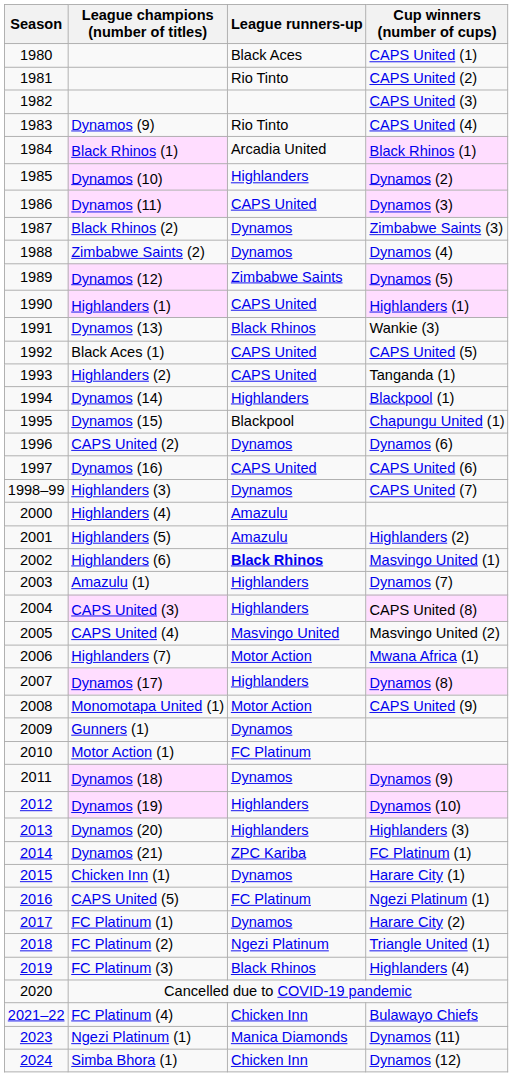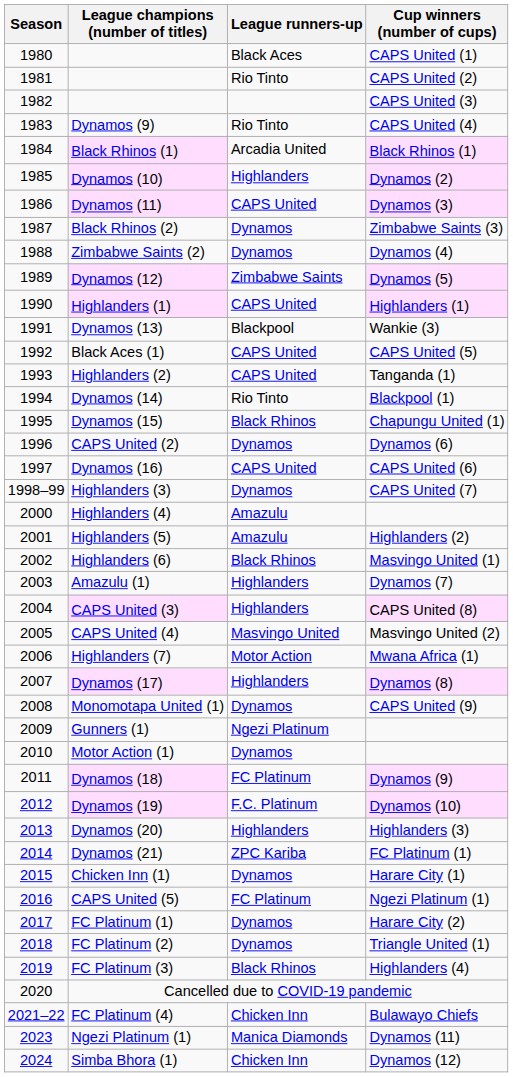(273, 329) Black Rhinos -> (262, 329) Blackpool
(270, 398) Highlanders -> (260, 398) Rio Tinto
(262, 421) Blackpool -> (273, 421) Black Rhinos
(277, 560) bold -> (273, 560) normal
(271, 706) Motor Action -> (262, 706) Dynamos
(262, 729) Dynamos -> (280, 729) Ngezi Platinum
(271, 752) FC Platinum -> (262, 752) Dynamos
(262, 777) Dynamos -> (271, 777) FC Platinum
(270, 804) Highlanders -> (274, 804) F.C. Platinum
(280, 945) Ngezi Platinum -> (262, 945) Dynamos
